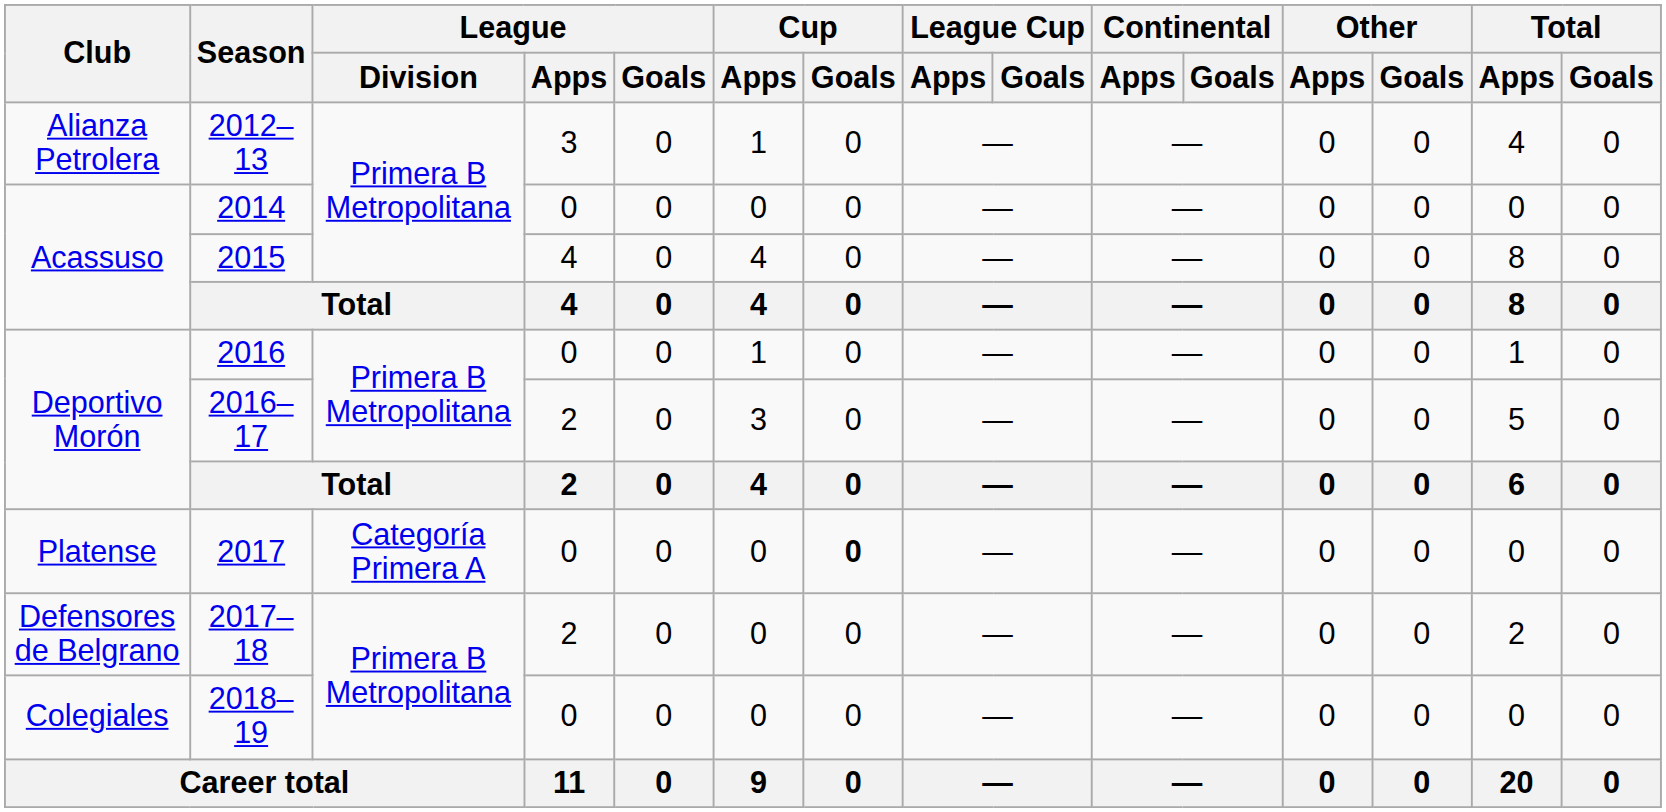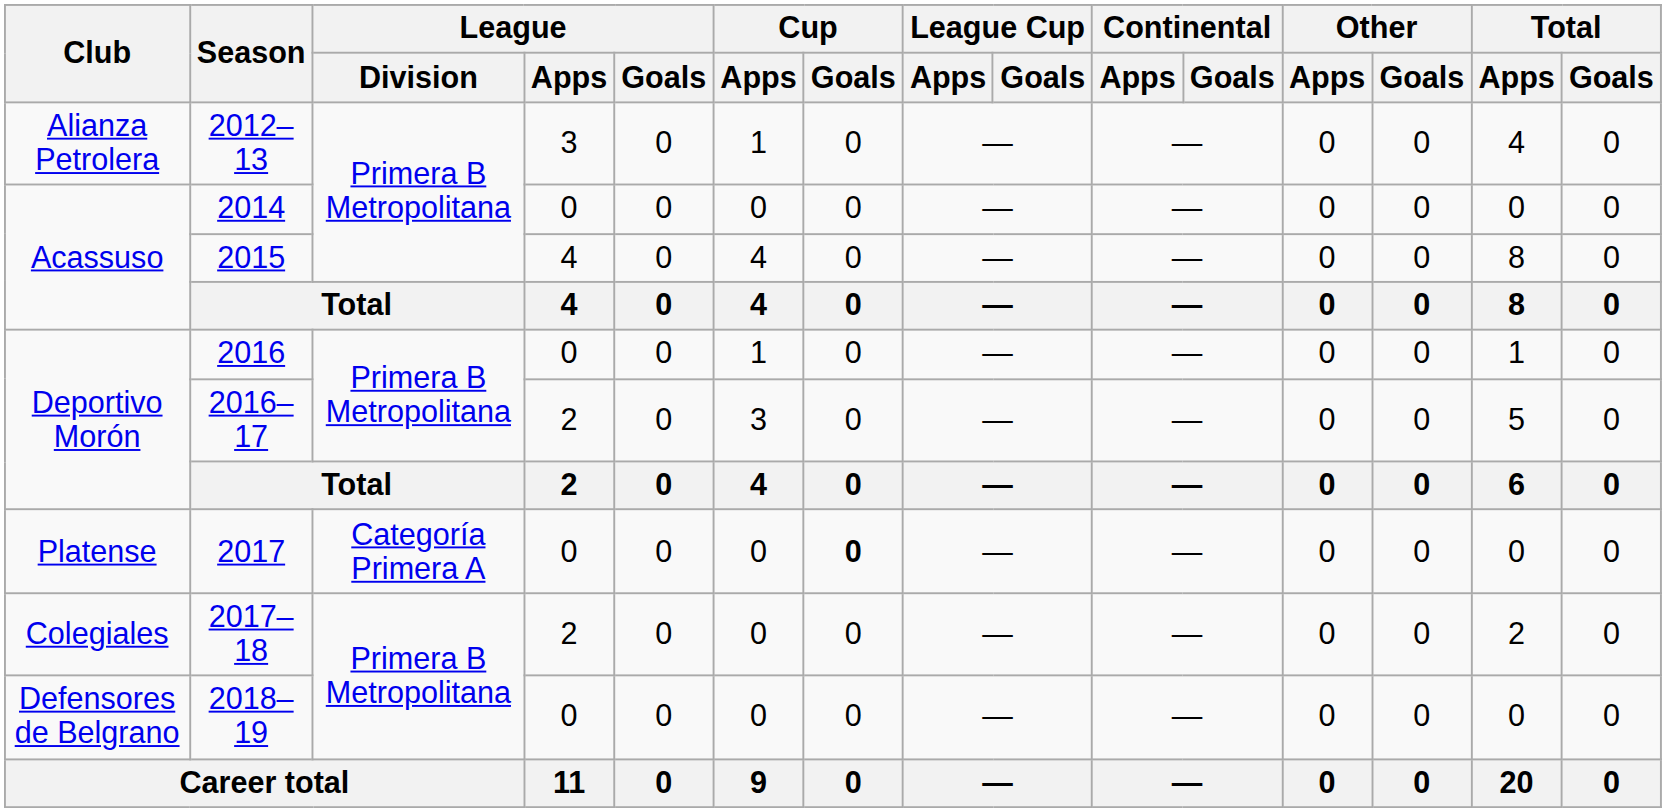(97, 633) Defensores de Belgrano -> (97, 633) Colegiales
(97, 716) Colegiales -> (97, 716) Defensores de Belgrano
